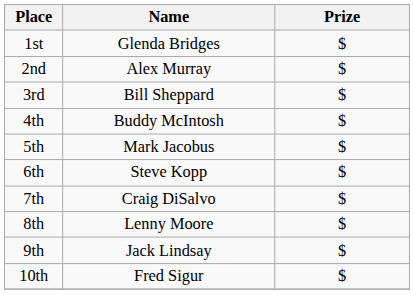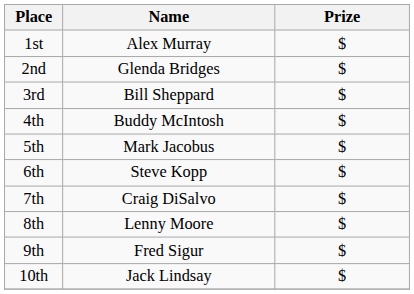(169, 43) Glenda Bridges -> (169, 43) Alex Murray
(169, 69) Alex Murray -> (169, 69) Glenda Bridges
(169, 250) Jack Lindsay -> (169, 250) Fred Sigur
(169, 276) Fred Sigur -> (169, 276) Jack Lindsay
